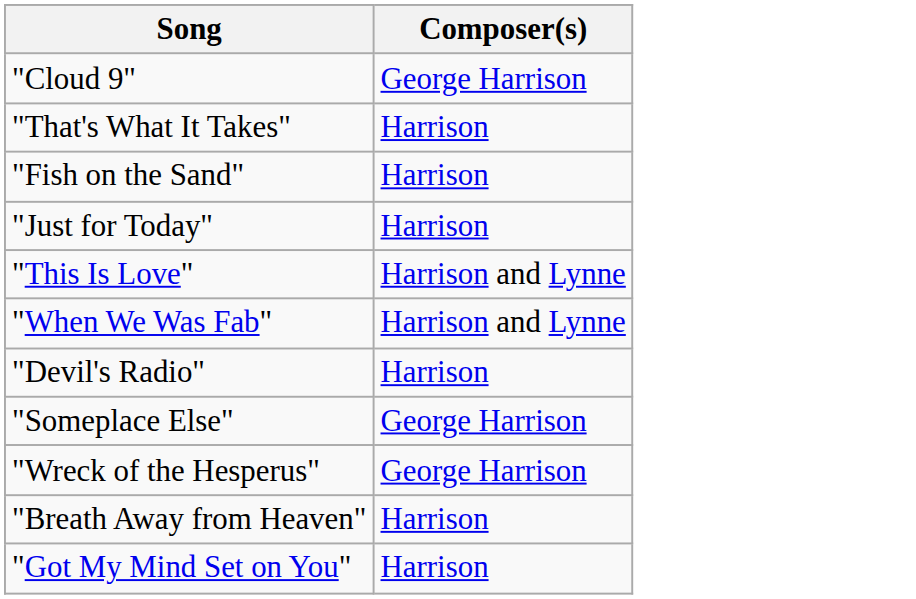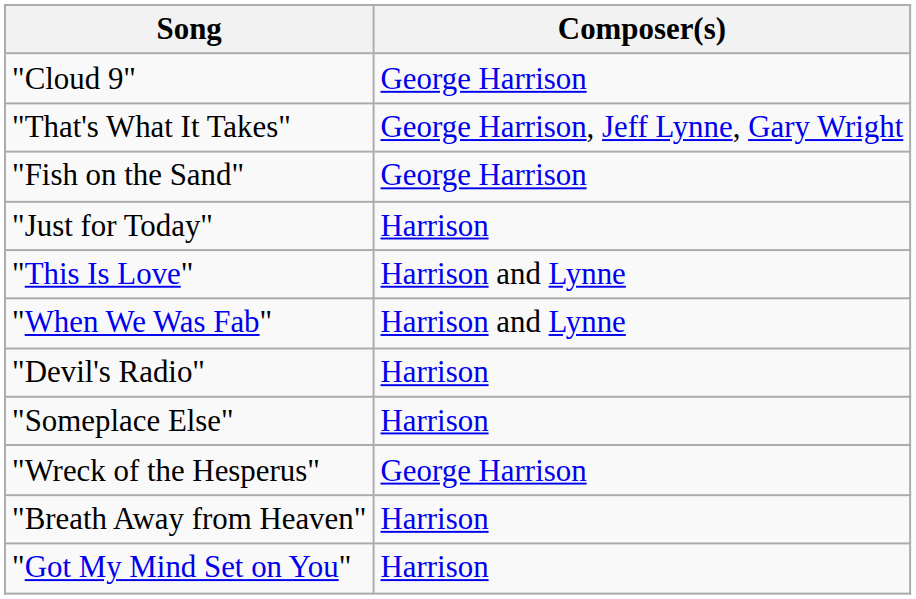(435, 126) Harrison -> (642, 126) George Harrison, Jeff Lynne, Gary Wright
(435, 175) Harrison -> (484, 175) George Harrison
(484, 420) George Harrison -> (435, 420) Harrison
